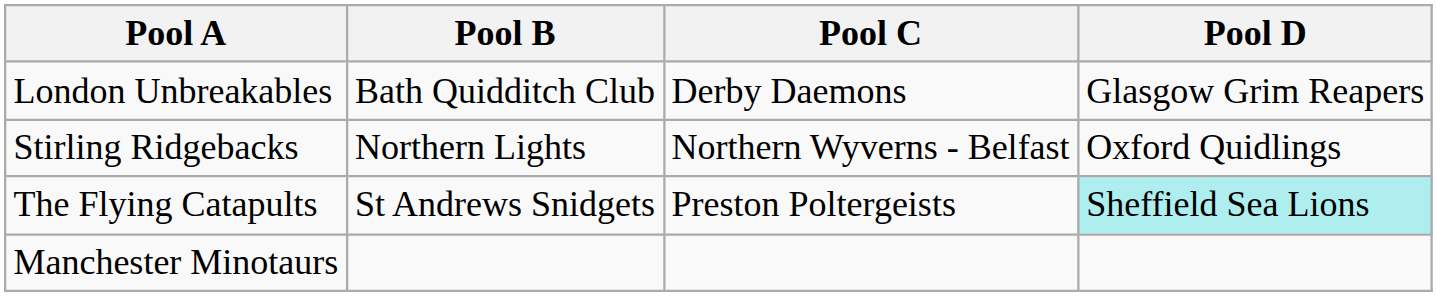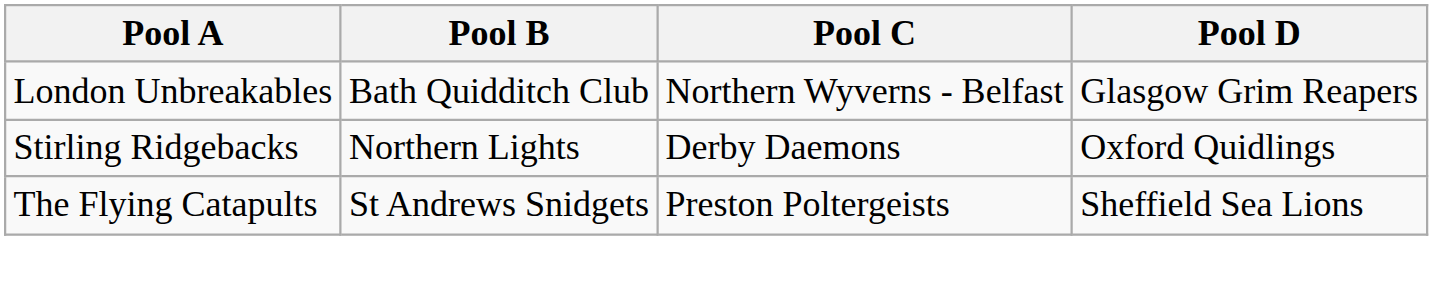(789, 90) Derby Daemons -> (865, 90) Northern Wyverns - Belfast
(871, 147) Northern Wyverns - Belfast -> (783, 147) Derby Daemons
(1228, 204) paleturquoise background -> (1222, 204) no background
- row: (176, 261)
